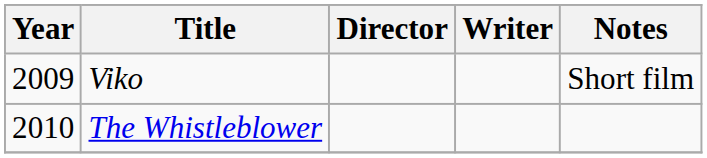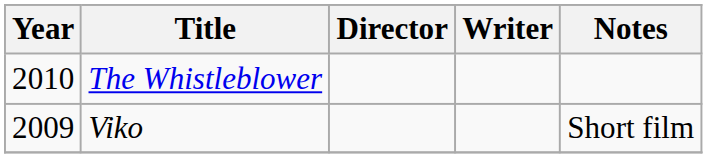rows swapped: (116, 78) <-> (205, 127)
